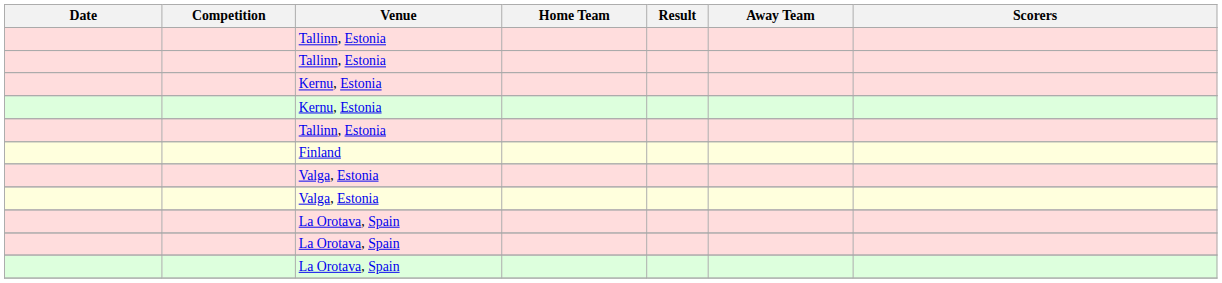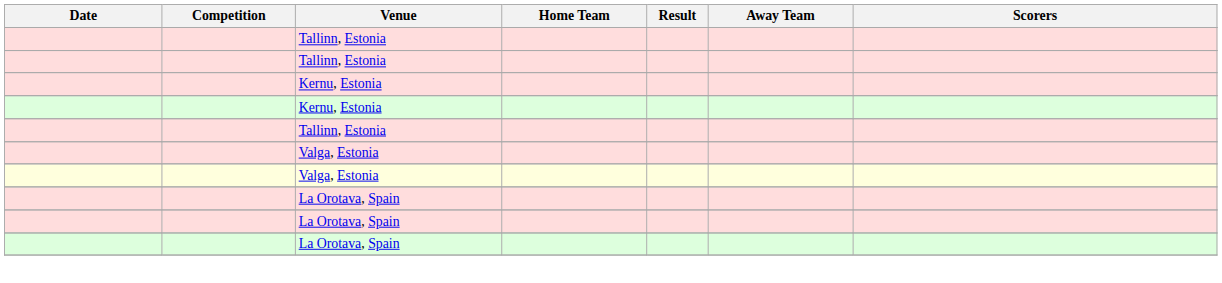- row: (83, 153)
